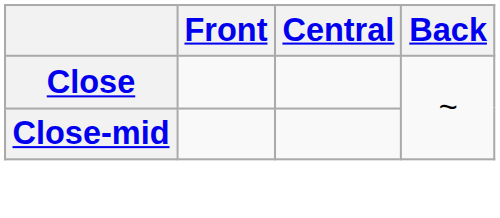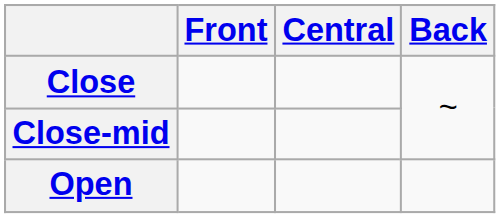+ row: (91, 184)
